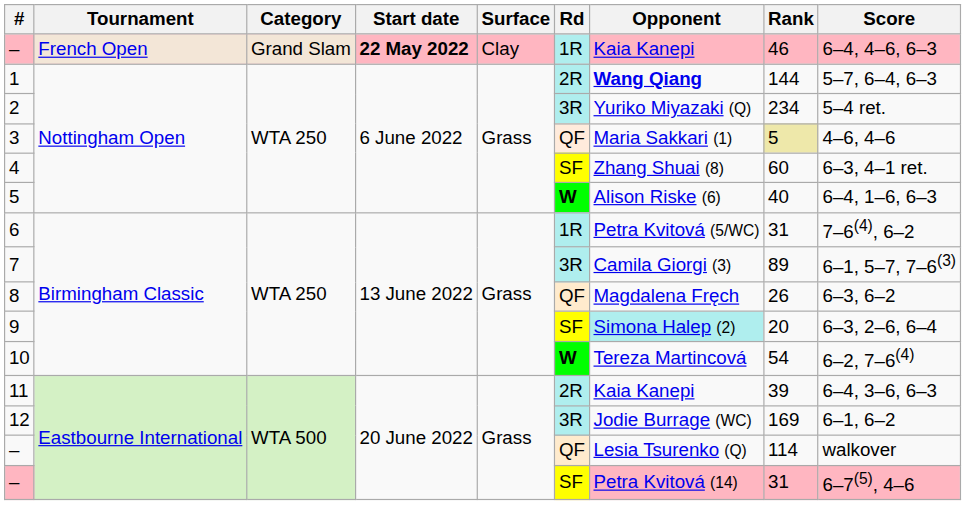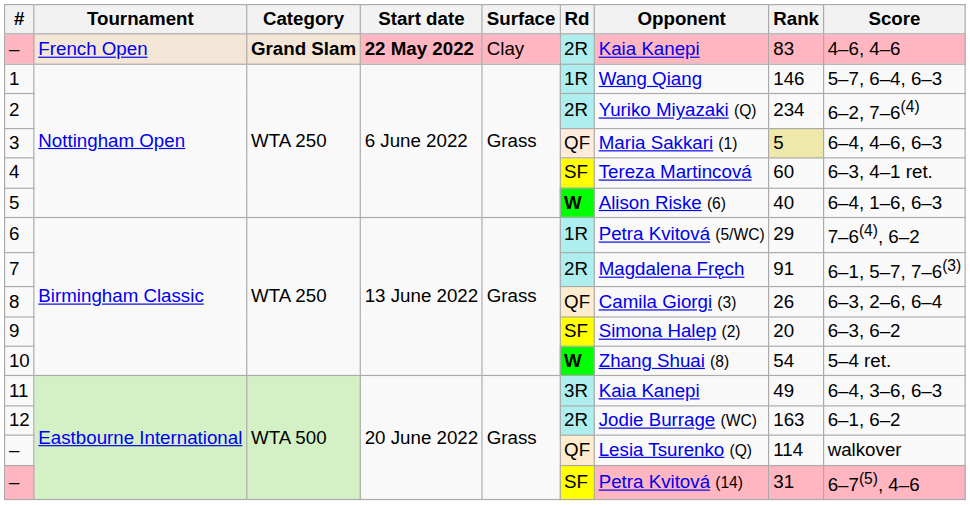(301, 49) normal -> (304, 49) bold
(571, 49) 1R -> (576, 49) 2R
(778, 49) 46 -> (784, 49) 83
(880, 49) 6–4, 4–6, 6–3 -> (864, 49) 4–6, 4–6
(571, 78) 2R -> (576, 78) 1R
(648, 78) bold -> (650, 78) normal
(784, 78) 144 -> (789, 78) 146
(571, 108) 3R -> (576, 110) 2R
(854, 108) 5–4 ret. -> (874, 110) 6–2, 7–6(4)
(859, 138) 4–6, 4–6 -> (885, 143) 6–4, 4–6, 6–3
(659, 167) Zhang Shuai (8) -> (675, 172) Tereza Martincová
(778, 229) 31 -> (784, 234) 29
(571, 264) 3R -> (576, 269) 2R
(662, 264) Camila Giorgi (3) -> (672, 269) Magdalena Fręch
(778, 264) 89 -> (784, 269) 91
(666, 296) Magdalena Fręch -> (668, 301) Camila Giorgi (3)
(859, 296) 6–3, 6–2 -> (885, 301) 6–3, 2–6, 6–4
(664, 326) paleturquoise background -> (670, 331) no background
(880, 326) 6–3, 2–6, 6–4 -> (864, 331) 6–3, 6–2
(670, 358) Tereza Martincová -> (664, 361) Zhang Shuai (8)
(868, 358) 6–2, 7–6(4) -> (859, 361) 5–4 ret.
(571, 390) 2R -> (576, 390) 3R
(778, 390) 39 -> (784, 390) 49
(571, 420) 3R -> (576, 420) 2R
(784, 420) 169 -> (789, 420) 163
